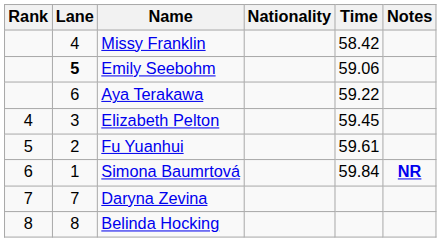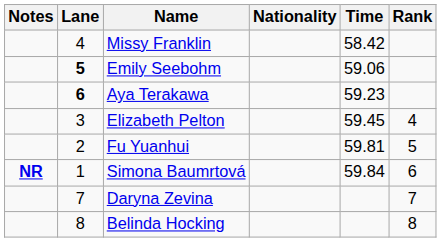columns swapped: (28, 17) <-> (410, 17)
(75, 95) normal -> (80, 95) bold
(359, 95) 59.22 -> (364, 95) 59.23
(359, 146) 59.61 -> (364, 146) 59.81
